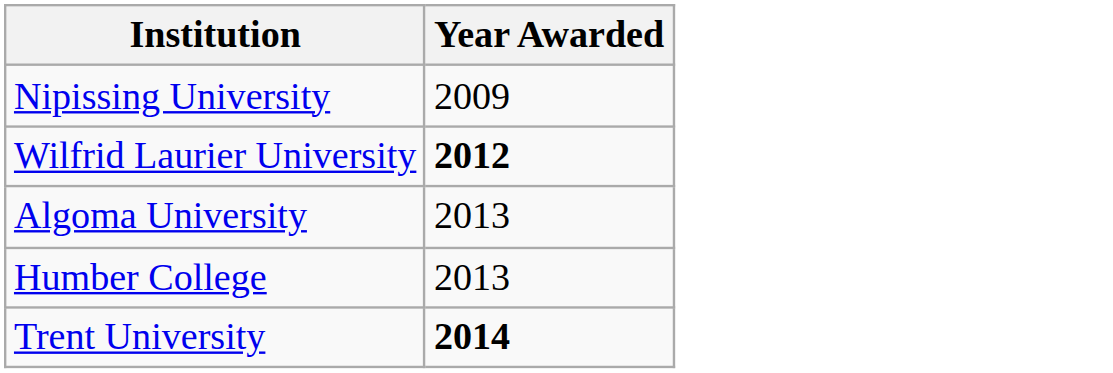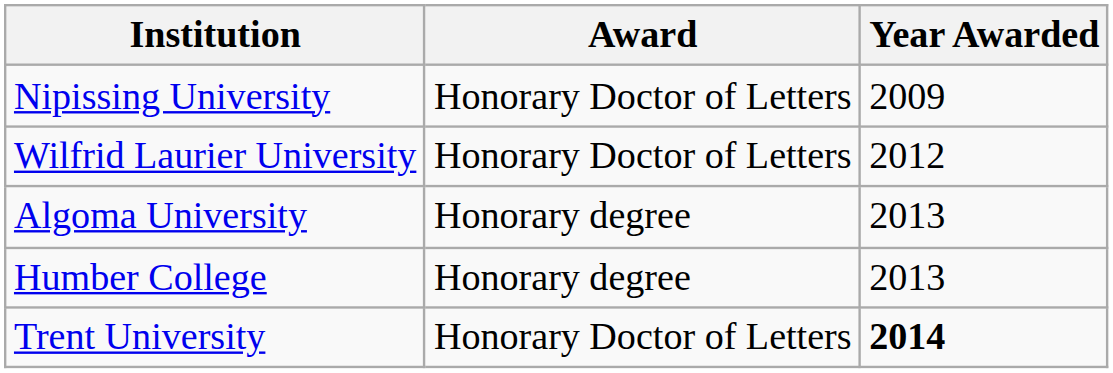+ column: (643, 34)
(472, 155) bold -> (907, 155) normal
